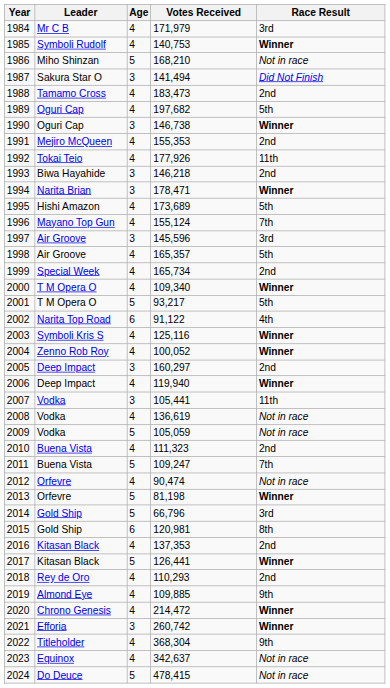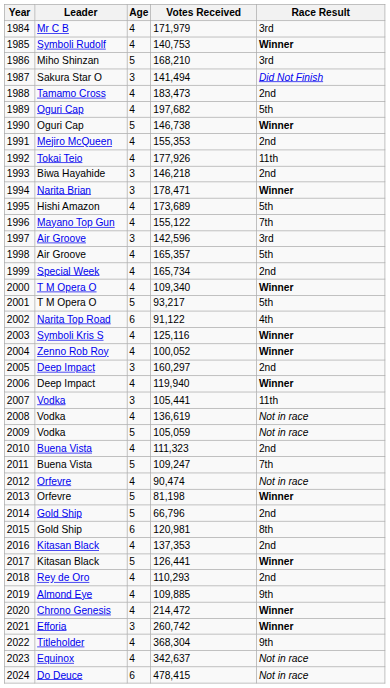(284, 61) Not in race -> (266, 61) 3rd
(132, 126) 3 -> (132, 126) 5
(172, 223) 155,124 -> (172, 223) 155,122
(172, 239) 145,596 -> (172, 239) 142,596
(266, 514) 3rd -> (267, 514) 2nd
(132, 675) 5 -> (132, 675) 6
